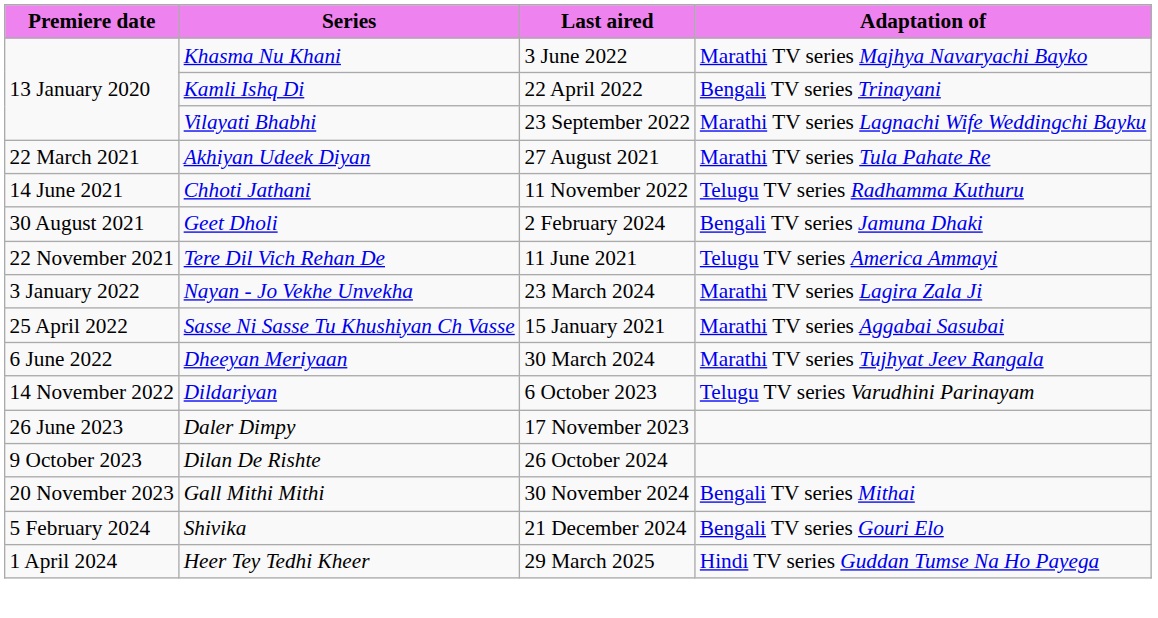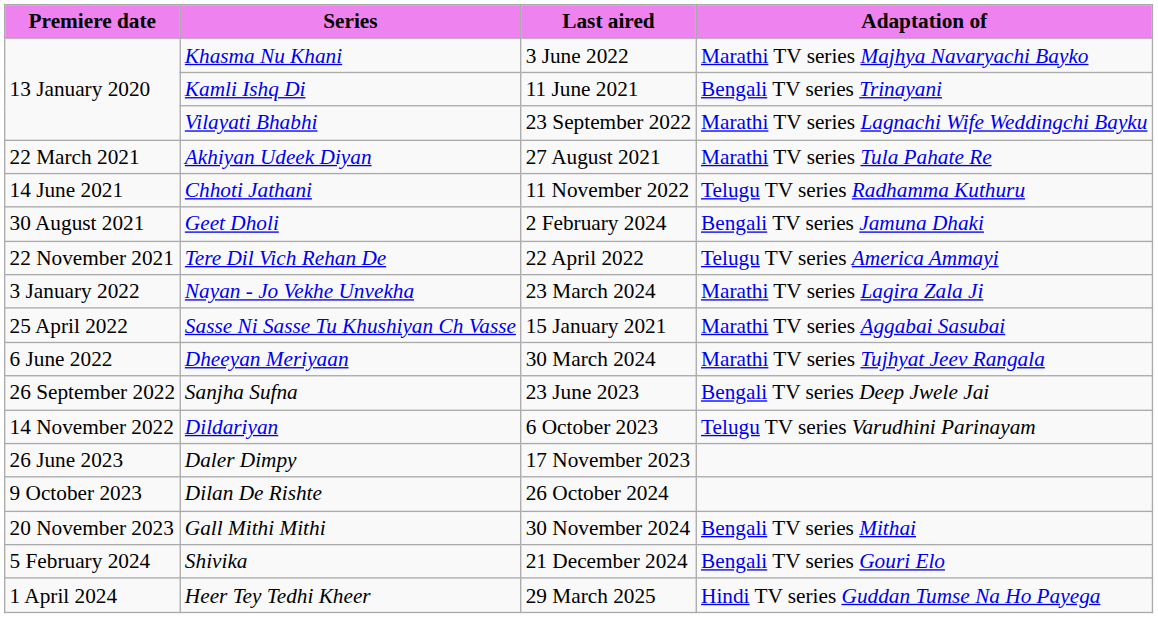(584, 88) 22 April 2022 -> (582, 88) 11 June 2021
(581, 257) 11 June 2021 -> (585, 257) 22 April 2022
+ row: (241, 392)
